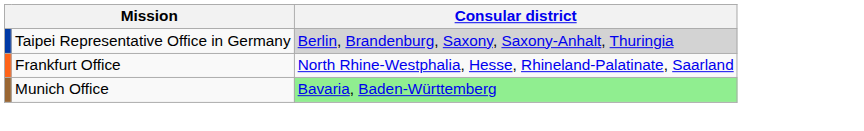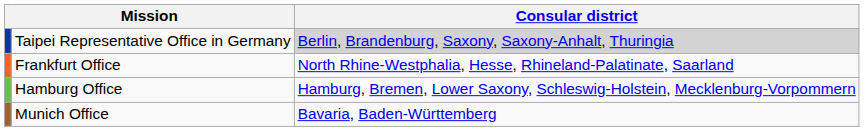+ row: (69, 89)
(397, 89) lightgreen background -> (397, 114) no background
